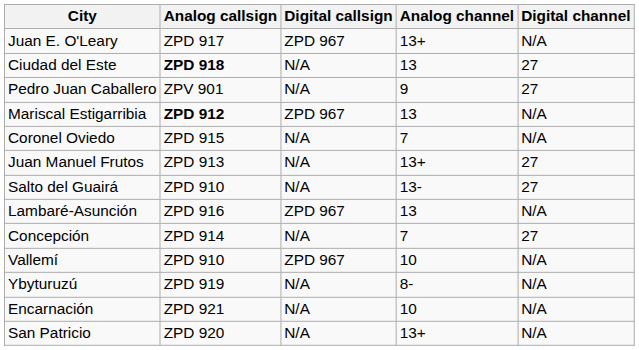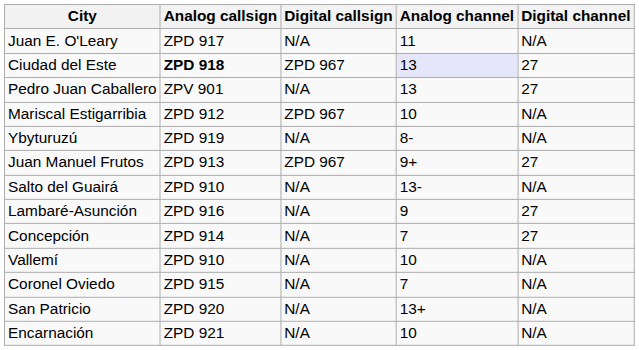(315, 41) ZPD 967 -> (297, 41) N/A
(413, 41) 13+ -> (408, 41) 11
(297, 65) N/A -> (315, 65) ZPD 967
(408, 65) no background -> (408, 65) lavender background
(404, 89) 9 -> (408, 89) 13
(194, 114) bold -> (194, 114) normal
(408, 114) 13 -> (408, 114) 10
rows swapped: (61, 138) <-> (43, 284)
(297, 162) N/A -> (315, 162) ZPD 967
(413, 162) 13+ -> (409, 162) 9+
(530, 187) 27 -> (534, 187) N/A
(315, 211) ZPD 967 -> (297, 211) N/A
(408, 211) 13 -> (404, 211) 9
(534, 211) N/A -> (530, 211) 27
(315, 260) ZPD 967 -> (297, 260) N/A
rows swapped: (51, 308) <-> (49, 333)
